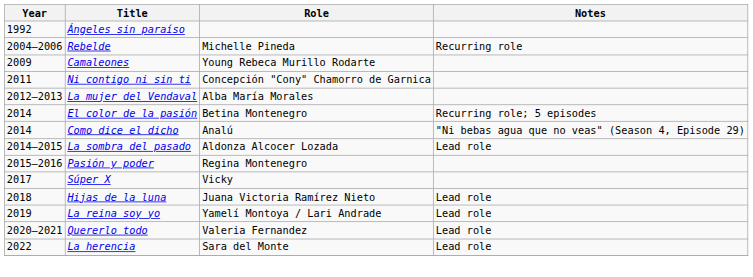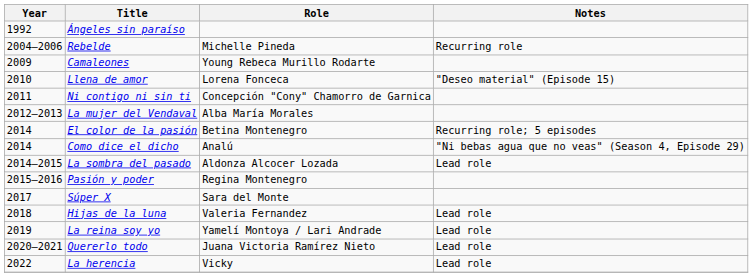+ row: (108, 80)
(218, 180) Vicky -> (245, 197) Sara del Monte
(289, 197) Juana Victoria Ramírez Nieto -> (255, 214) Valeria Fernandez
(255, 230) Valeria Fernandez -> (289, 247) Juana Victoria Ramírez Nieto
(245, 247) Sara del Monte -> (218, 264) Vicky
